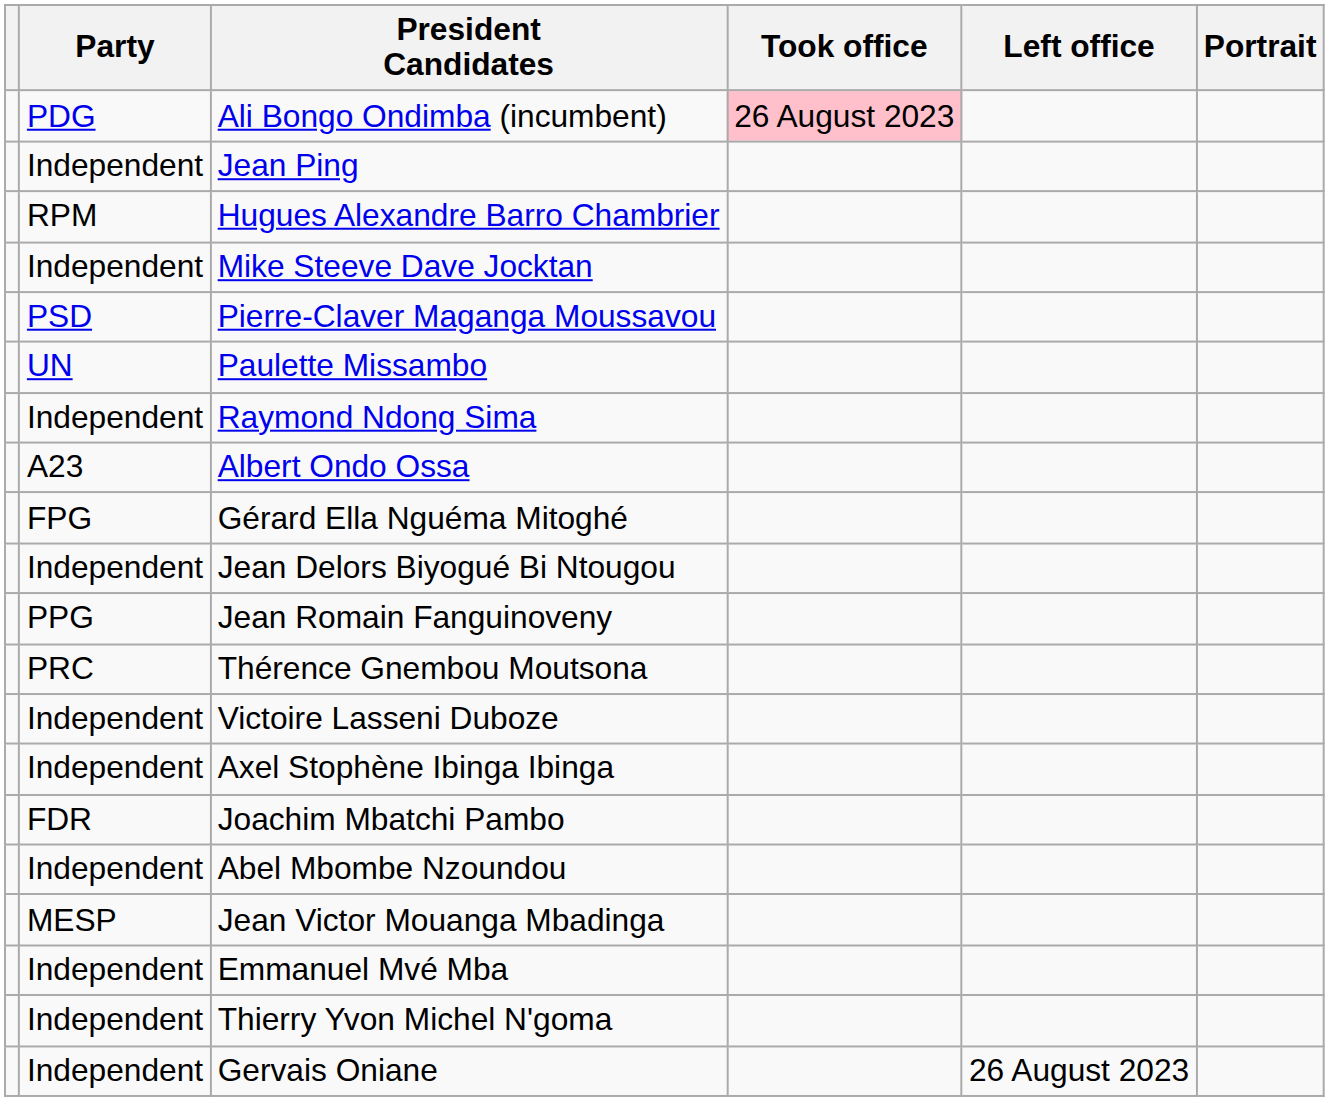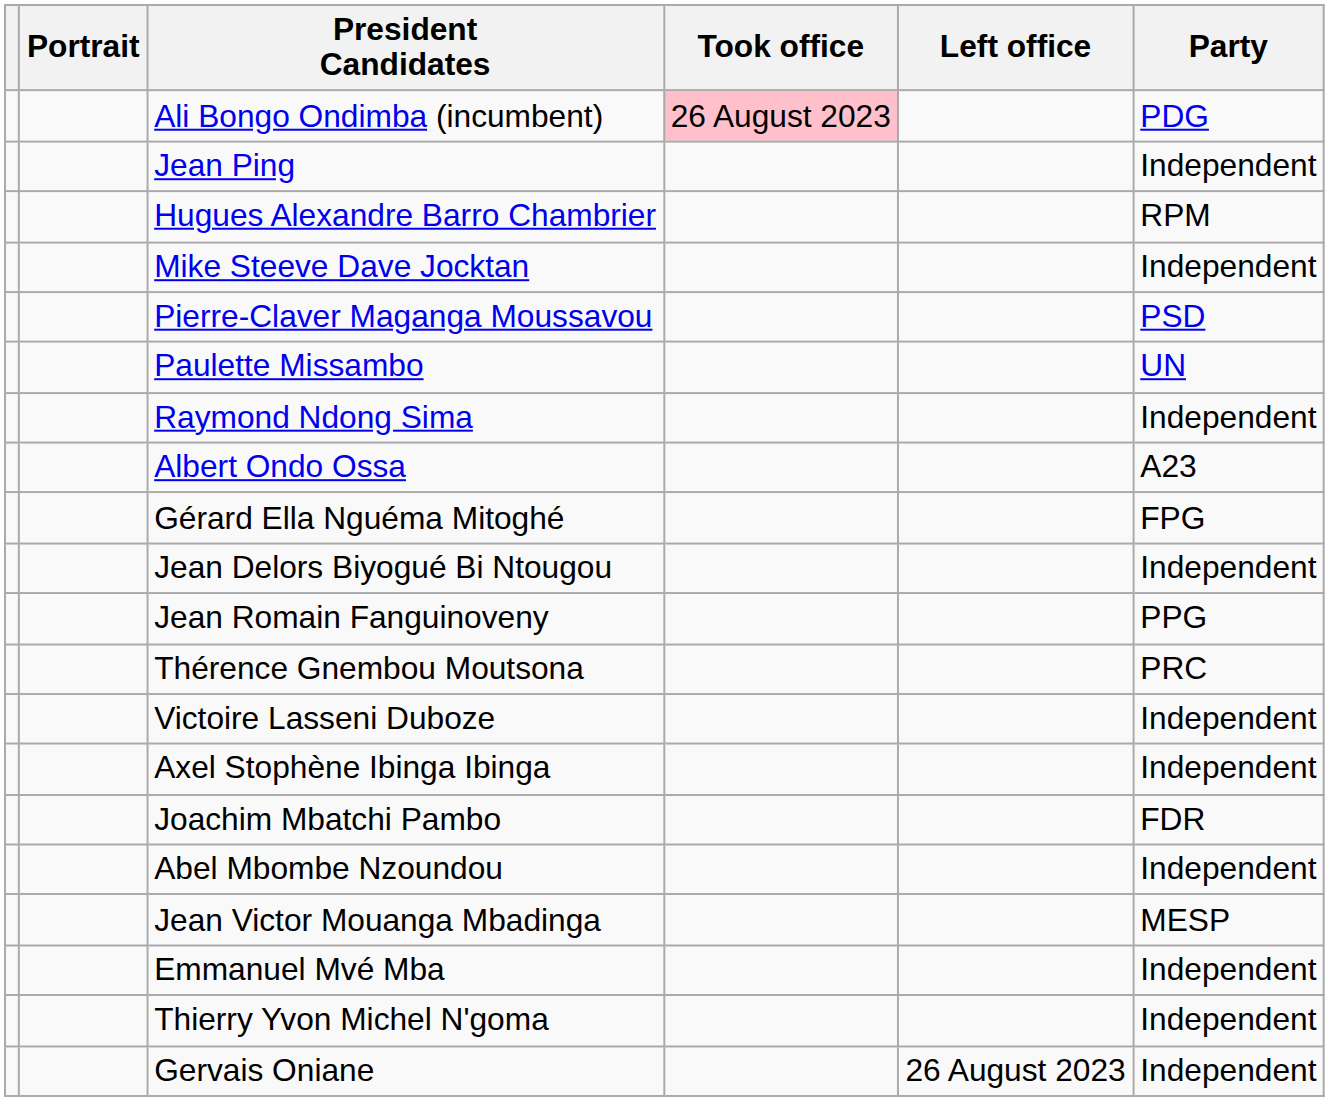columns swapped: (1260, 47) <-> (115, 47)
